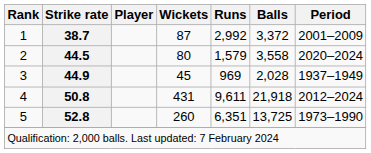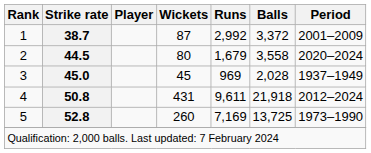(230, 55) 1,579 -> (230, 55) 1,679
(77, 76) 44.9 -> (77, 76) 45.0
(230, 117) 6,351 -> (230, 117) 7,169
